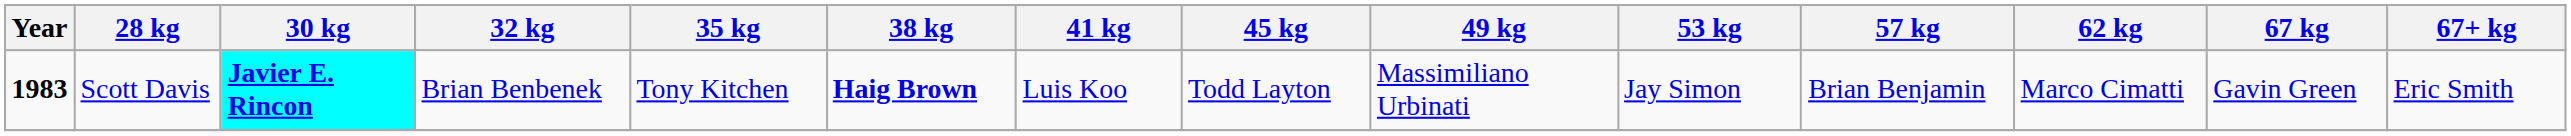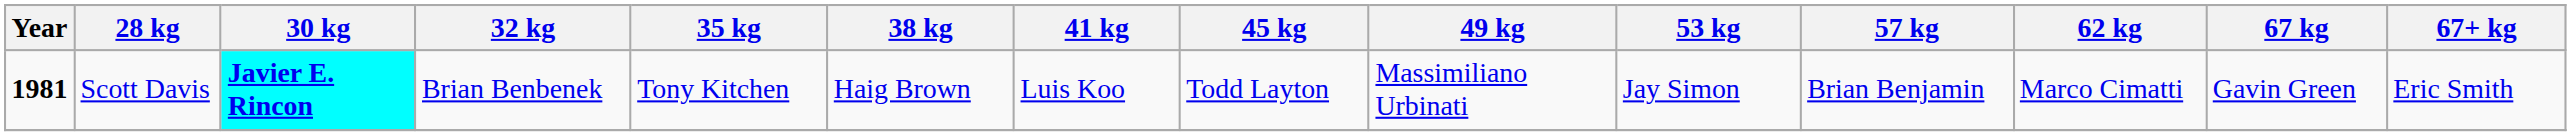(39, 89) 1983 -> (39, 89) 1981
(905, 89) bold -> (902, 89) normal
